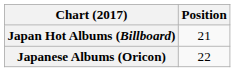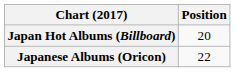(204, 35) 21 -> (204, 35) 20
